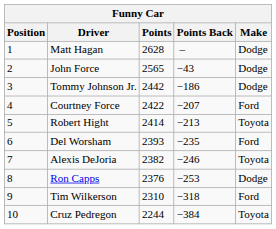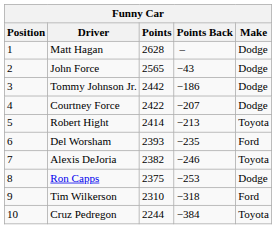(249, 105) Ford -> (253, 105) Dodge
(153, 178) 2376 -> (153, 178) 2375
